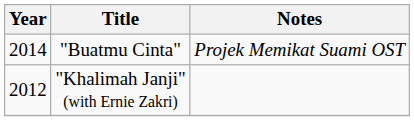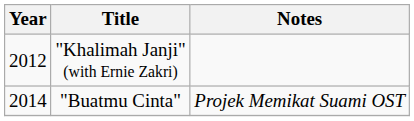rows swapped: (121, 89) <-> (121, 49)
